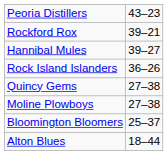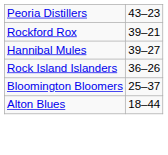- row: (42, 86)
- row: (50, 104)
